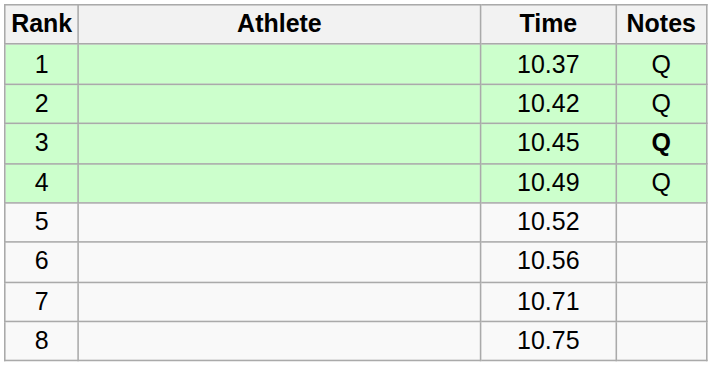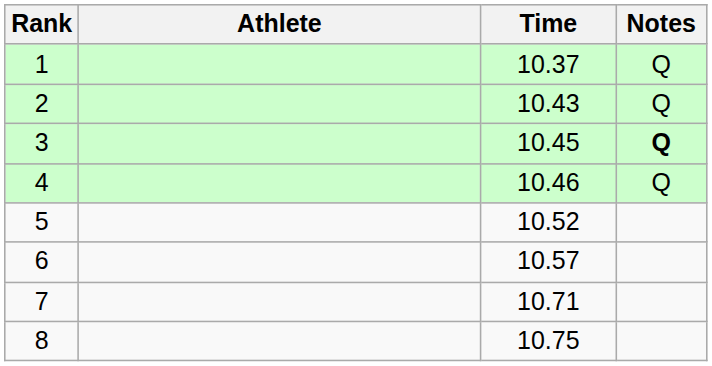(548, 103) 10.42 -> (548, 103) 10.43
(548, 182) 10.49 -> (548, 182) 10.46
(548, 261) 10.56 -> (548, 261) 10.57
